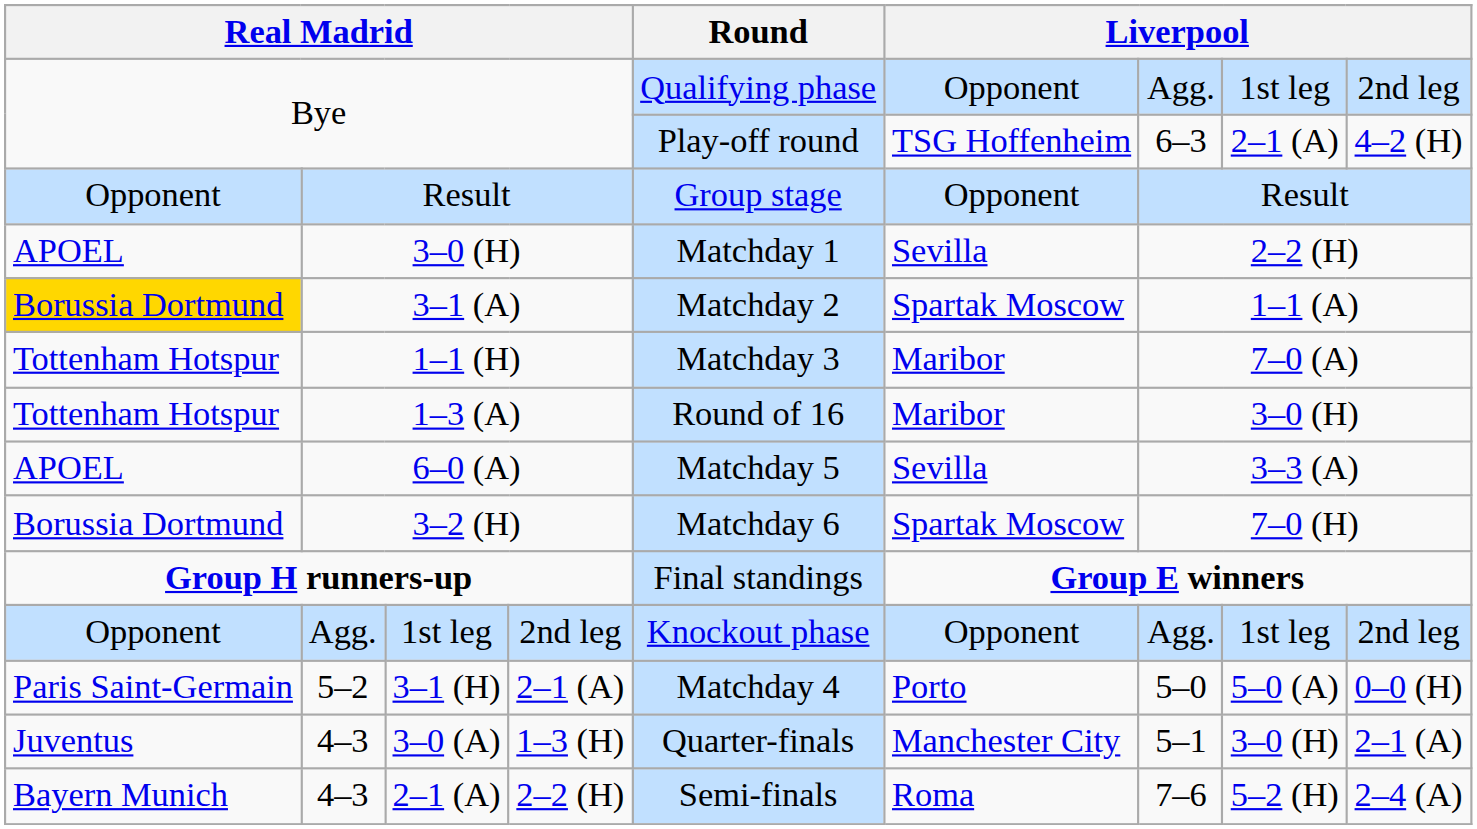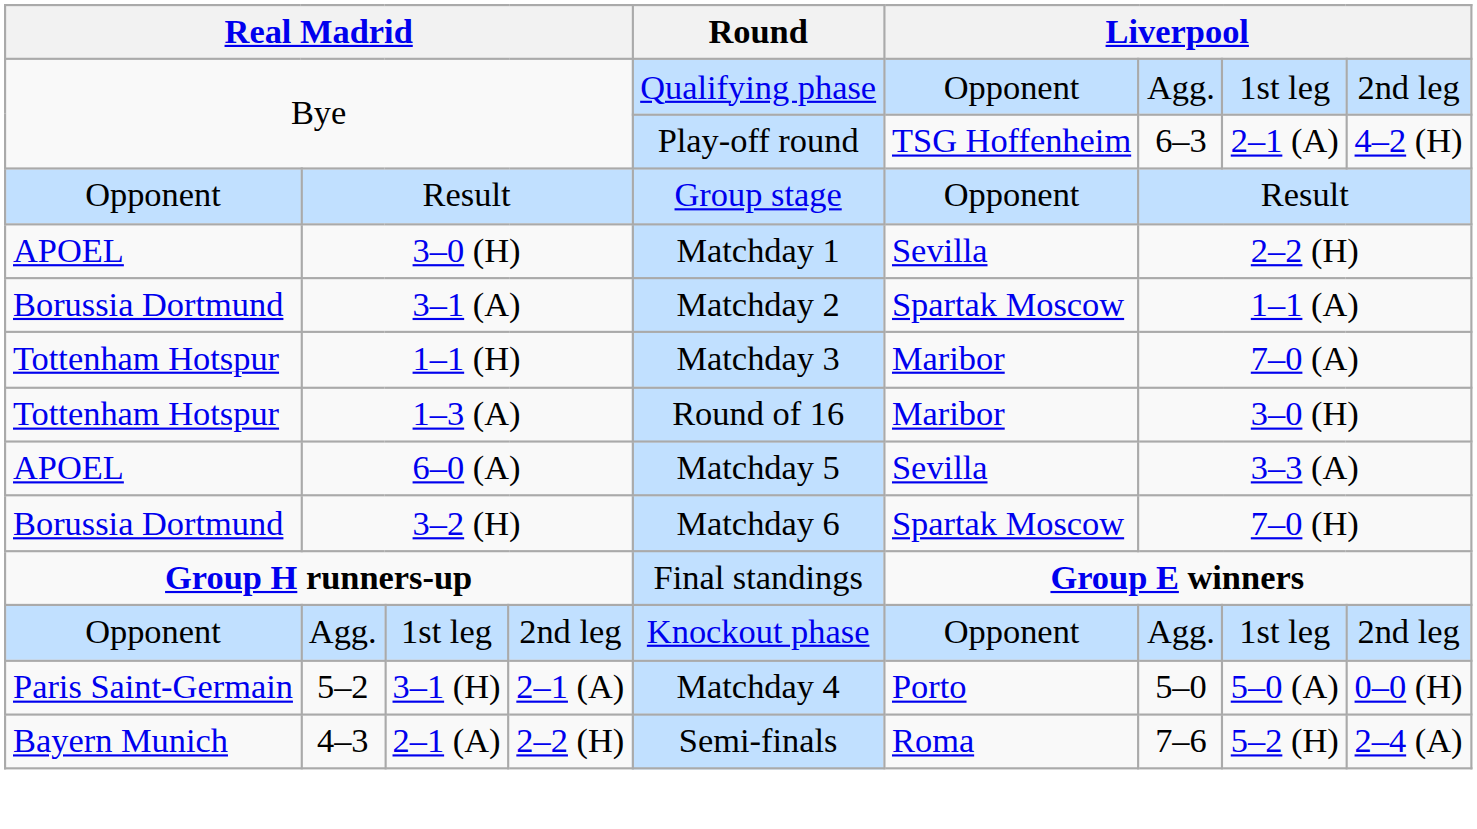(148, 304) gold background -> (148, 304) no background
- row: (446, 741)
